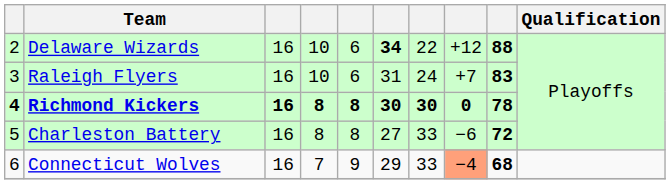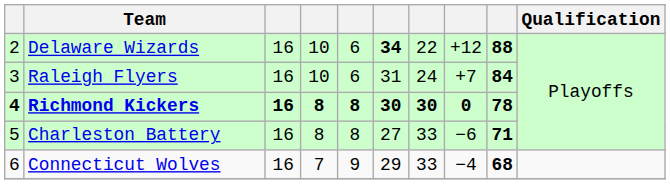(502, 77) 83 -> (502, 77) 84
(502, 135) 72 -> (502, 135) 71
(466, 164) lightsalmon background -> (466, 164) no background
